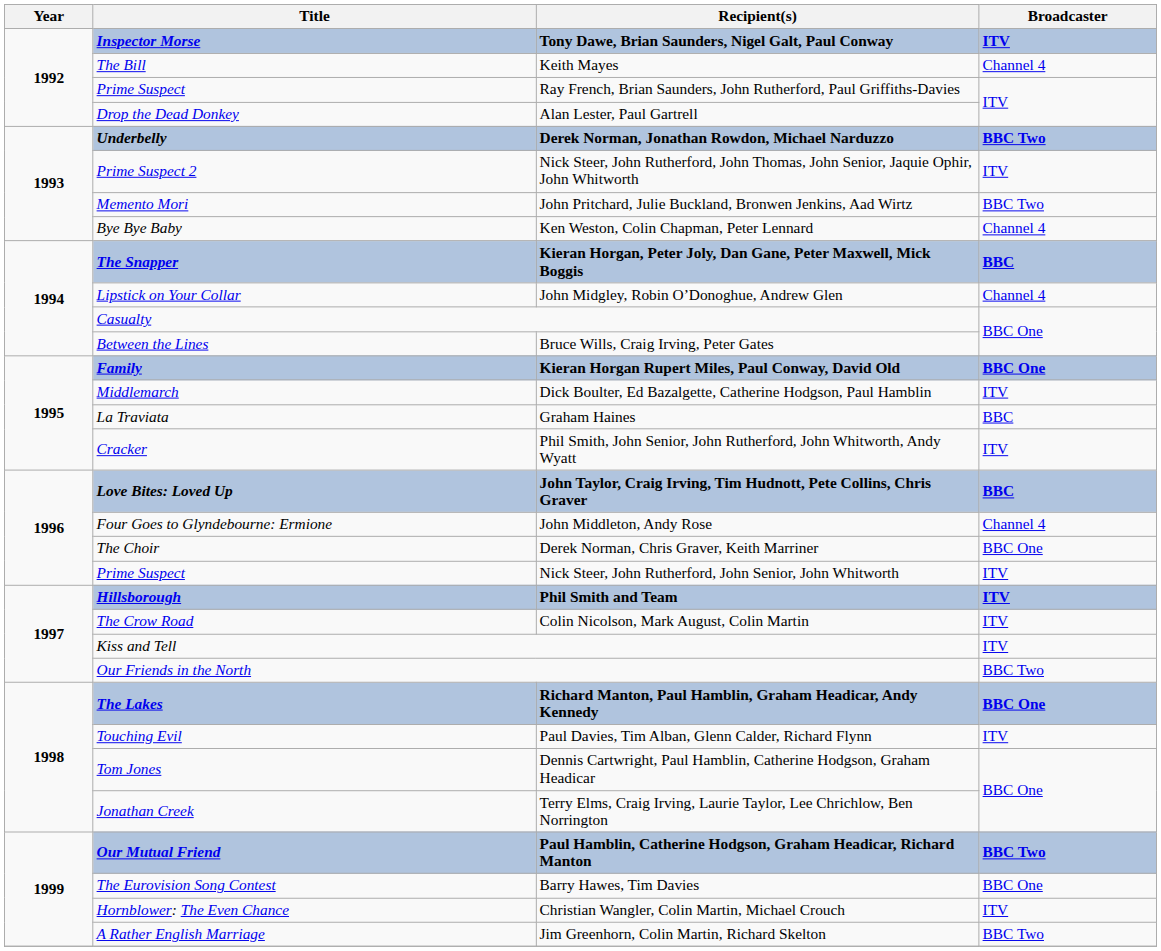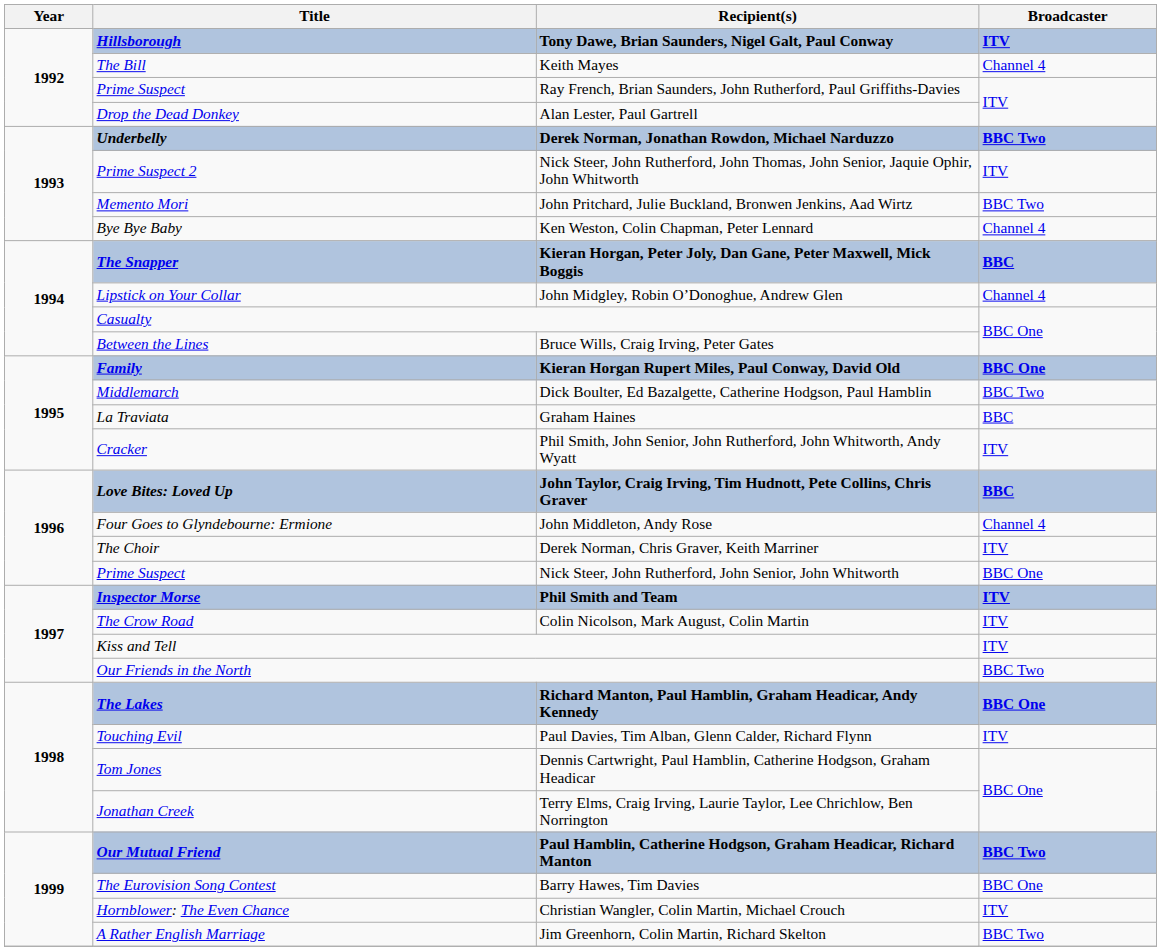(148, 41) Inspector Morse -> (139, 41) Hillsborough
(995, 392) ITV -> (1013, 392) BBC Two
(1013, 548) BBC One -> (995, 548) ITV
(995, 572) ITV -> (1013, 572) BBC One
(139, 597) Hillsborough -> (148, 597) Inspector Morse
